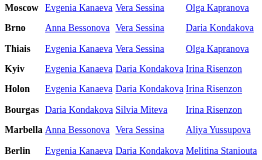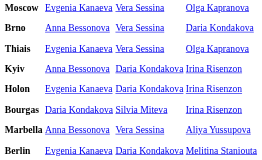(79, 69) Evgenia Kanaeva -> (77, 69) Anna Bessonova
